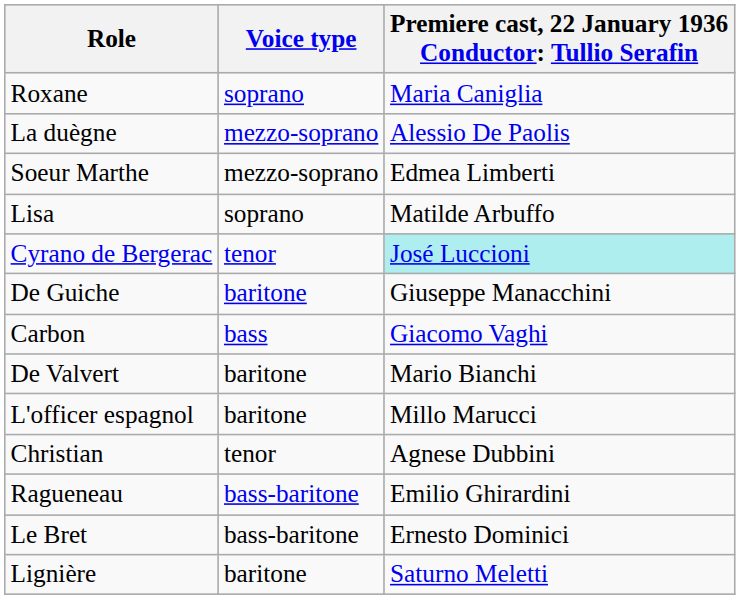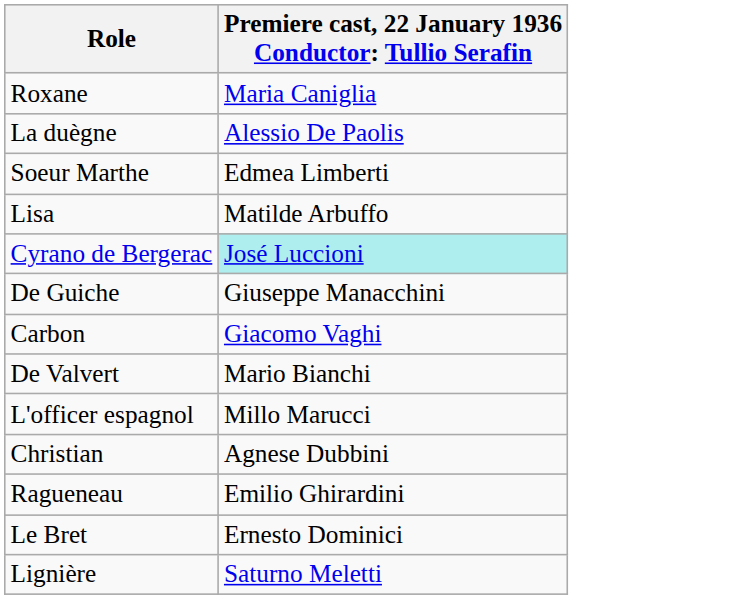- column: (301, 38)
